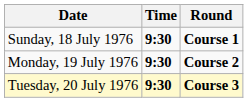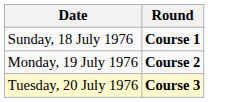- column: (161, 16)
